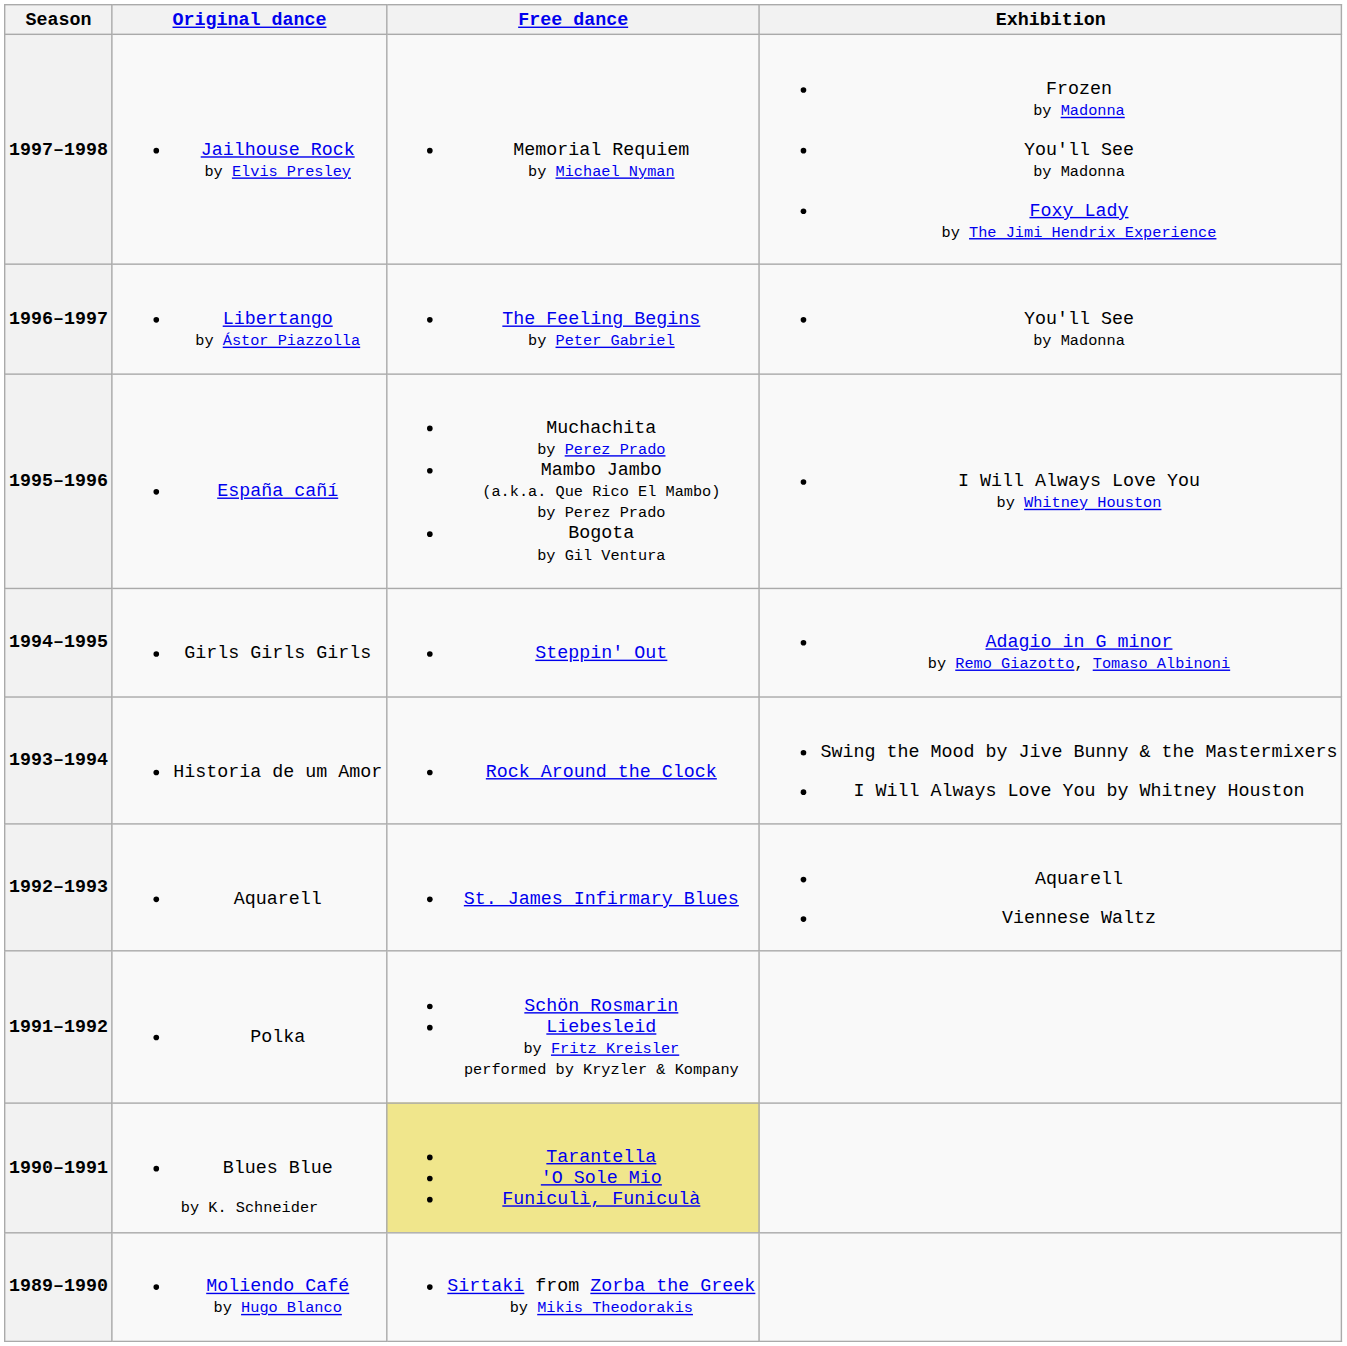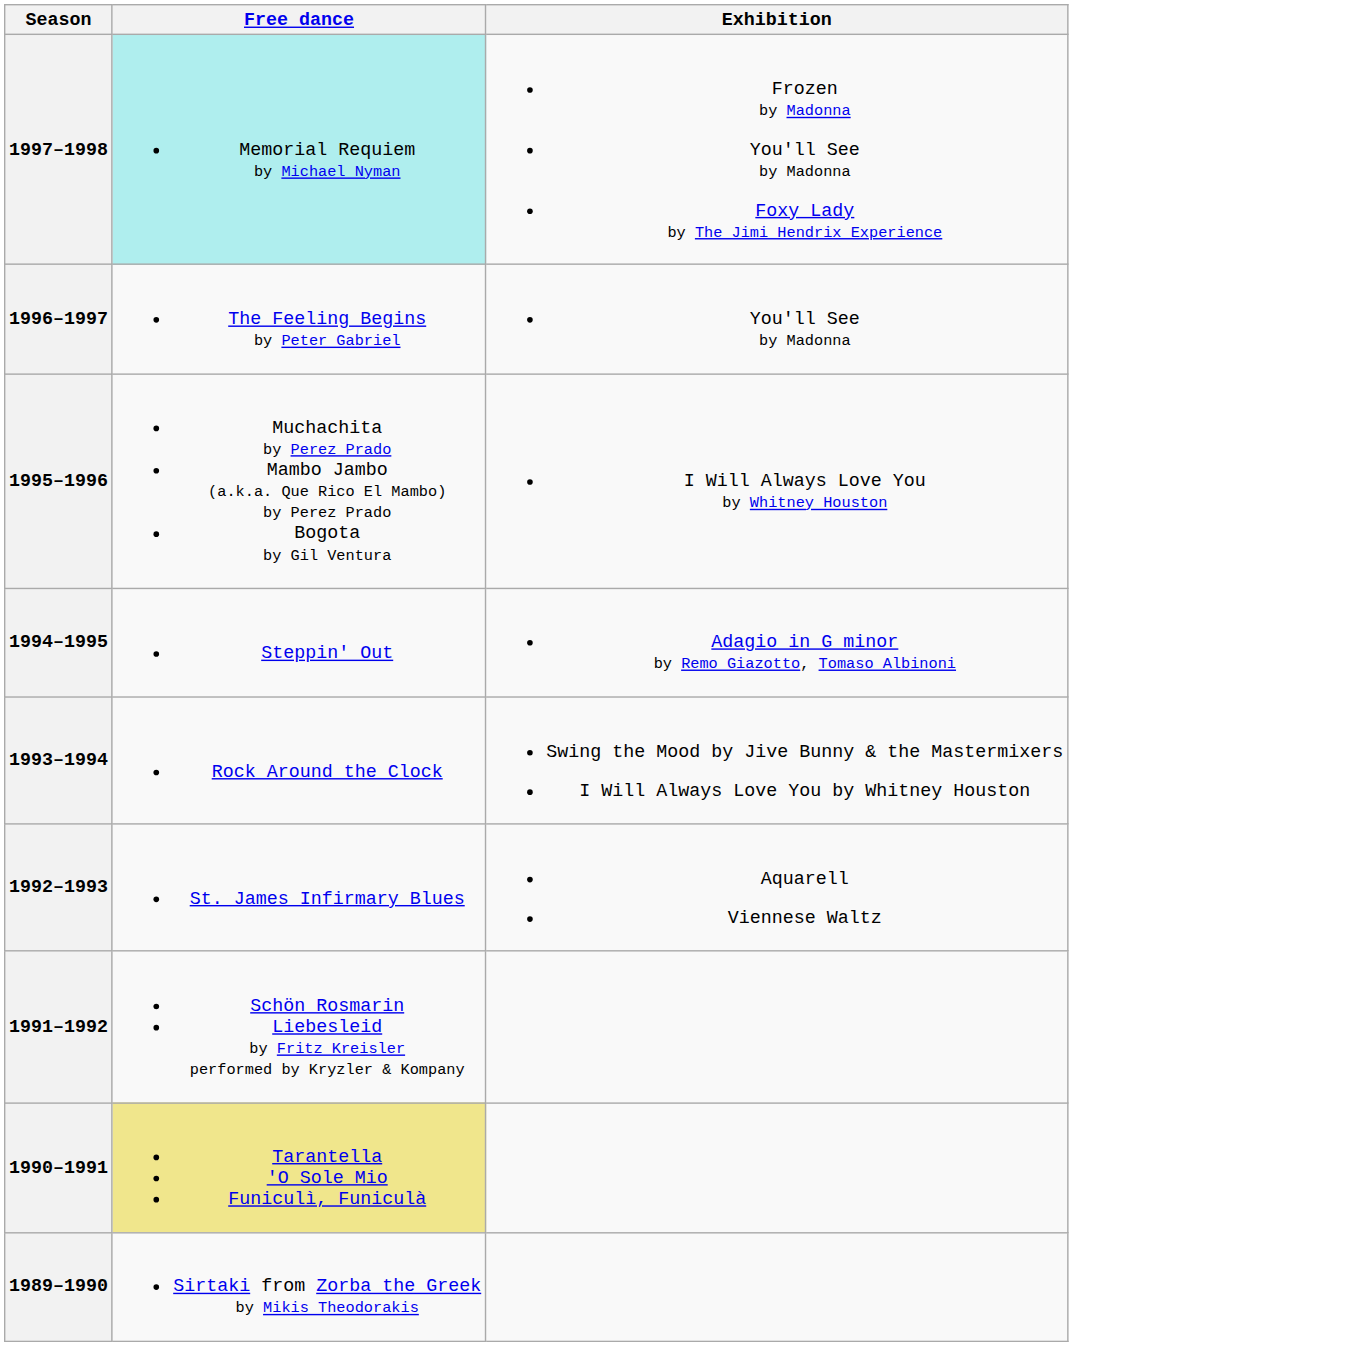- column: (249, 20)
(573, 160) no background -> (299, 160) paleturquoise background
